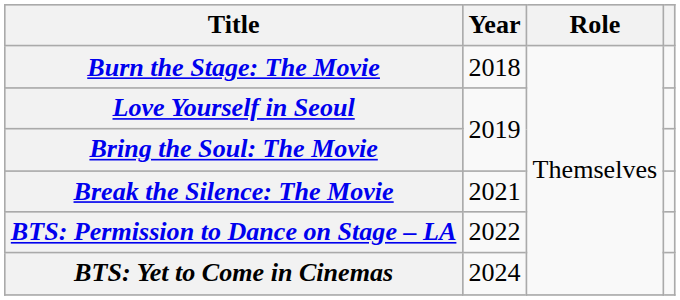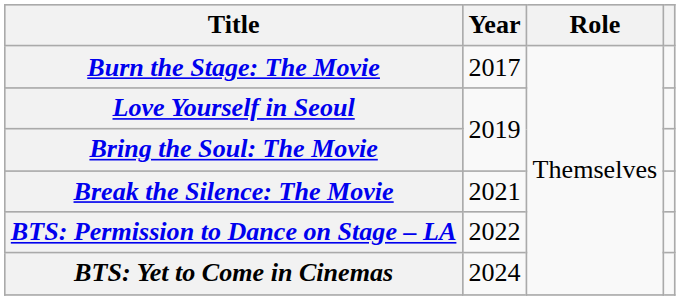(495, 66) 2018 -> (495, 66) 2017
